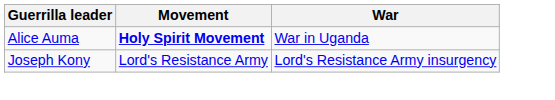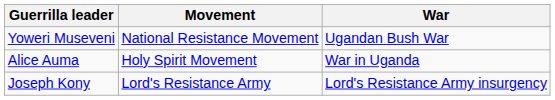+ row: (61, 38)
(192, 38) bold -> (189, 60) normal
